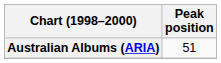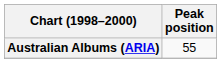(189, 48) 51 -> (189, 48) 55
